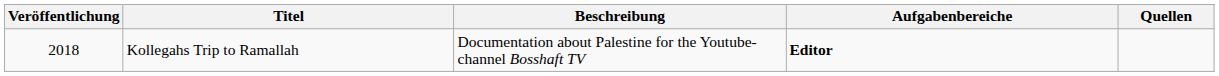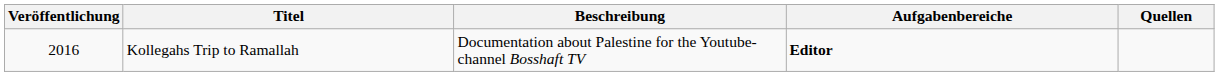(64, 50) 2018 -> (64, 50) 2016
